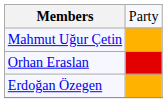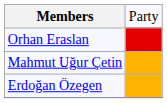rows swapped: (65, 39) <-> (48, 63)
